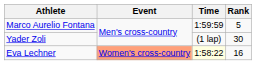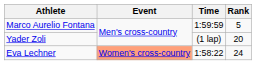(238, 39) 30 -> (238, 39) 20
(209, 53) lightyellow background -> (209, 53) no background
(238, 53) 16 -> (238, 53) 24
